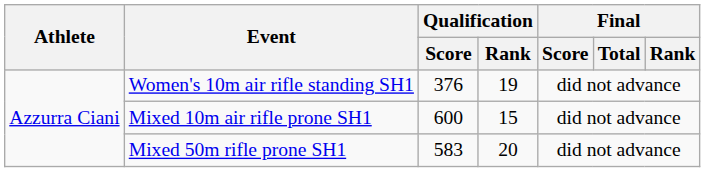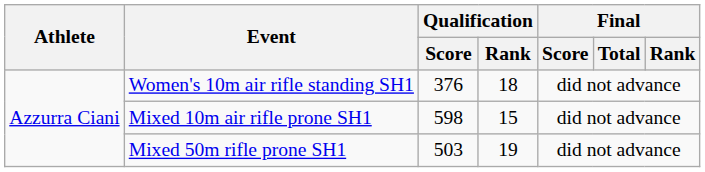(508, 85) 19 -> (508, 85) 18
(448, 117) 600 -> (448, 117) 598
(448, 150) 583 -> (448, 150) 503
(508, 150) 20 -> (508, 150) 19
